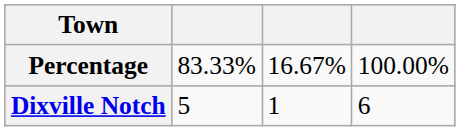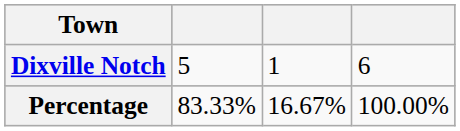rows swapped: (88, 105) <-> (88, 65)
